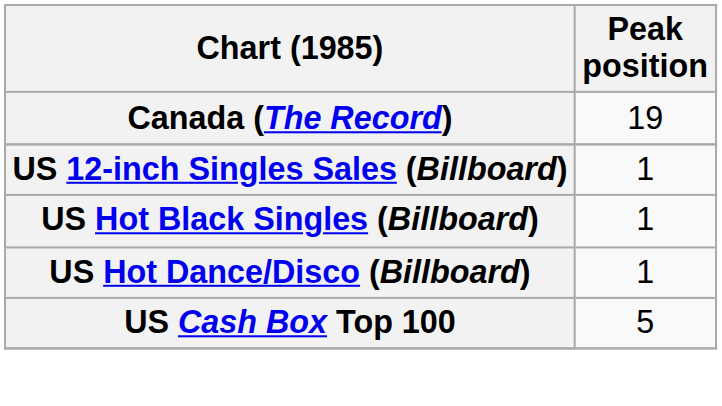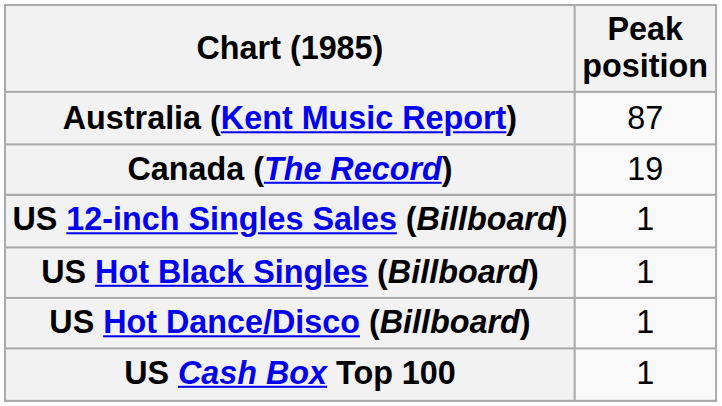+ row: (290, 117)
(645, 322) 5 -> (645, 374) 1
